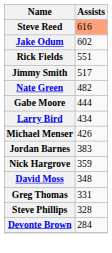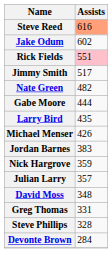(85, 57) no background -> (85, 57) pink background
(85, 118) 434 -> (85, 118) 435
+ row: (40, 179)
